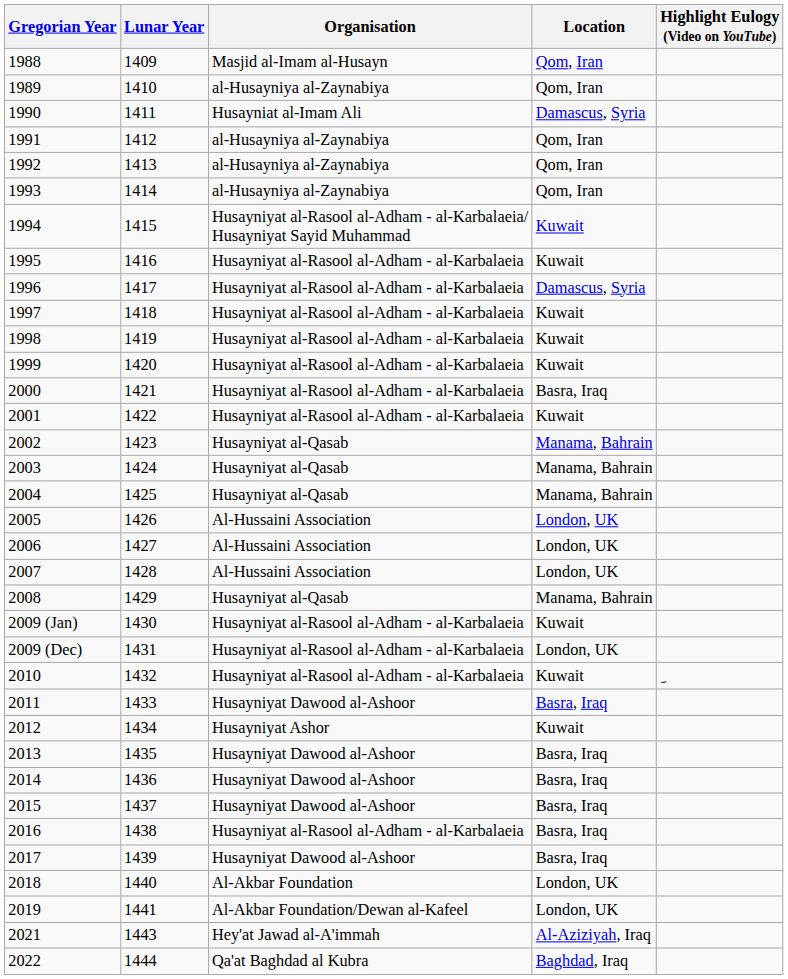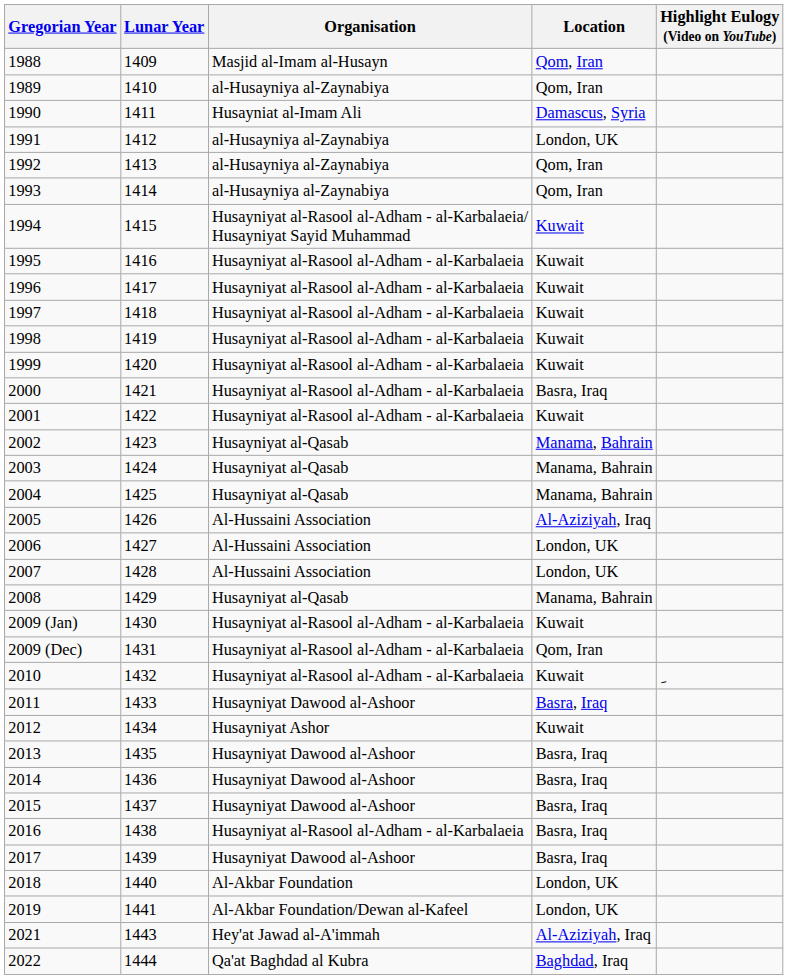(569, 139) Qom, Iran -> (577, 139) London, UK
(591, 287) Damascus, Syria -> (560, 287) Kuwait
(577, 520) London, UK -> (593, 520) Al-Aziziyah, Iraq
(577, 649) London, UK -> (569, 649) Qom, Iran
